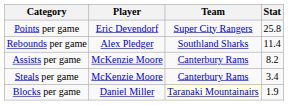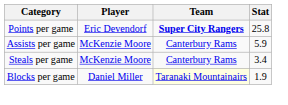(213, 28) normal -> (201, 28) bold
- row: (47, 44)
(272, 60) 8.2 -> (260, 44) 5.9
